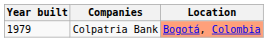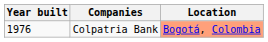(19, 29) 1979 -> (19, 29) 1976
